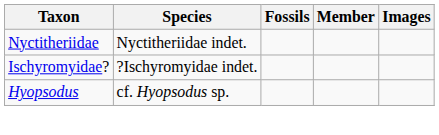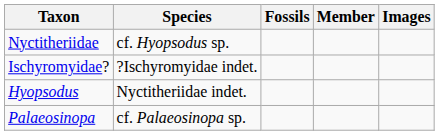(182, 42) Nyctitheriidae indet. -> (173, 42) cf. Hyopsodus sp.
(173, 92) cf. Hyopsodus sp. -> (182, 92) Nyctitheriidae indet.
+ row: (52, 117)
